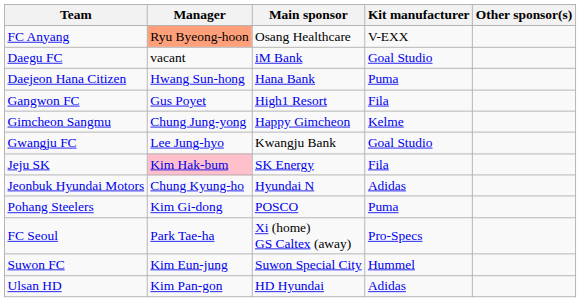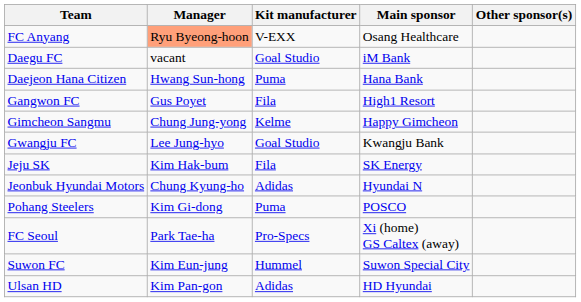columns swapped: (419, 15) <-> (308, 15)
(189, 164) pink background -> (189, 164) no background
